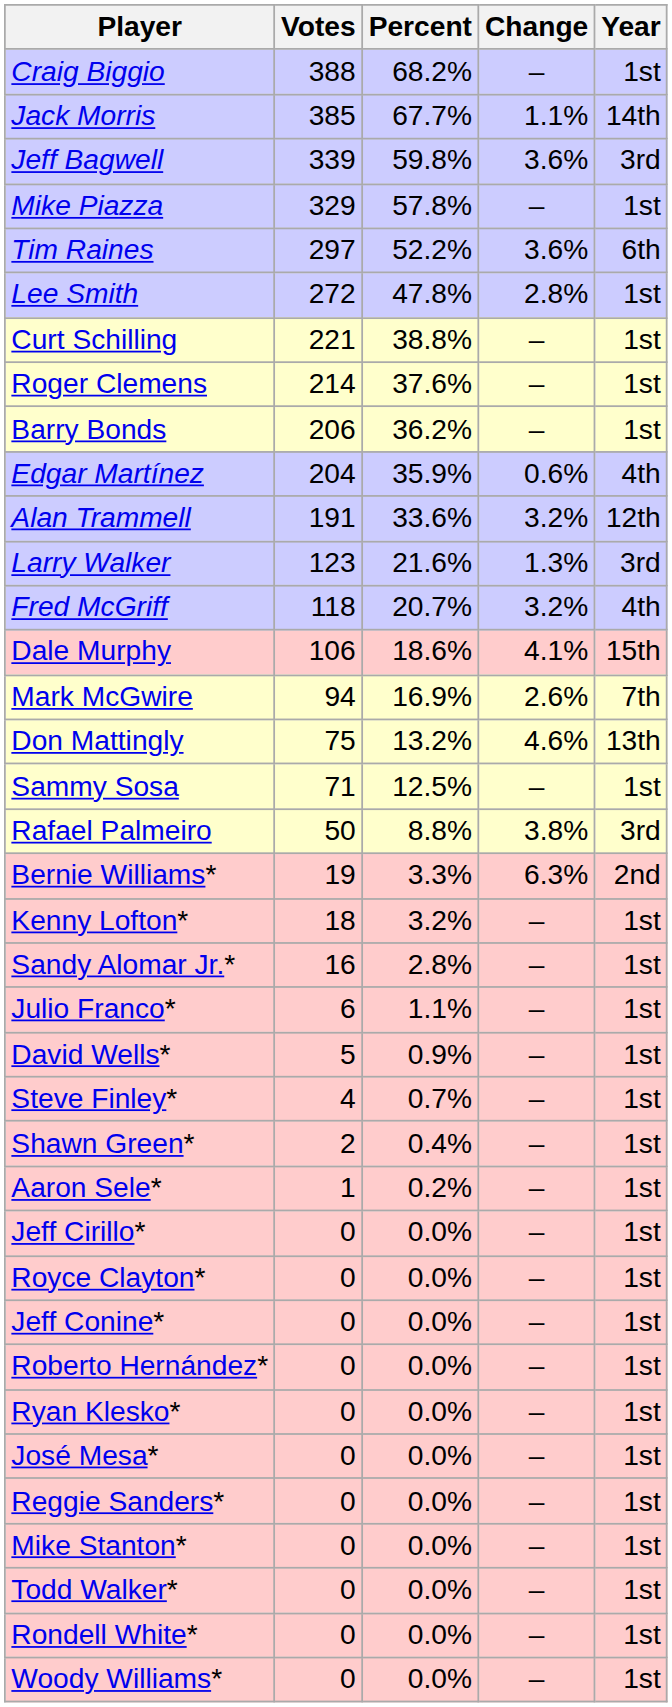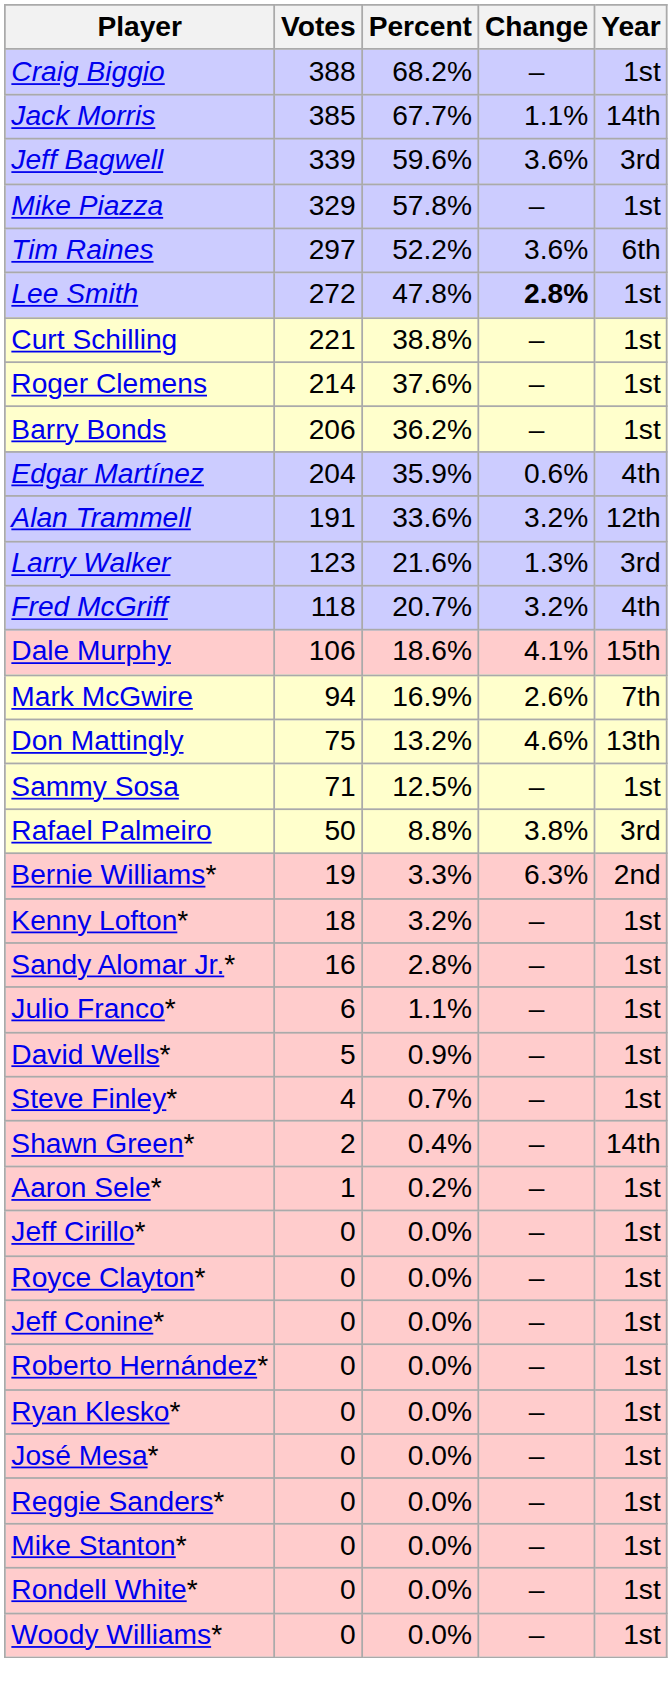(432, 160) 59.8% -> (432, 160) 59.6%
(556, 294) normal -> (556, 294) bold
(642, 1143) 1st -> (633, 1143) 14th
- row: (95, 1589)
